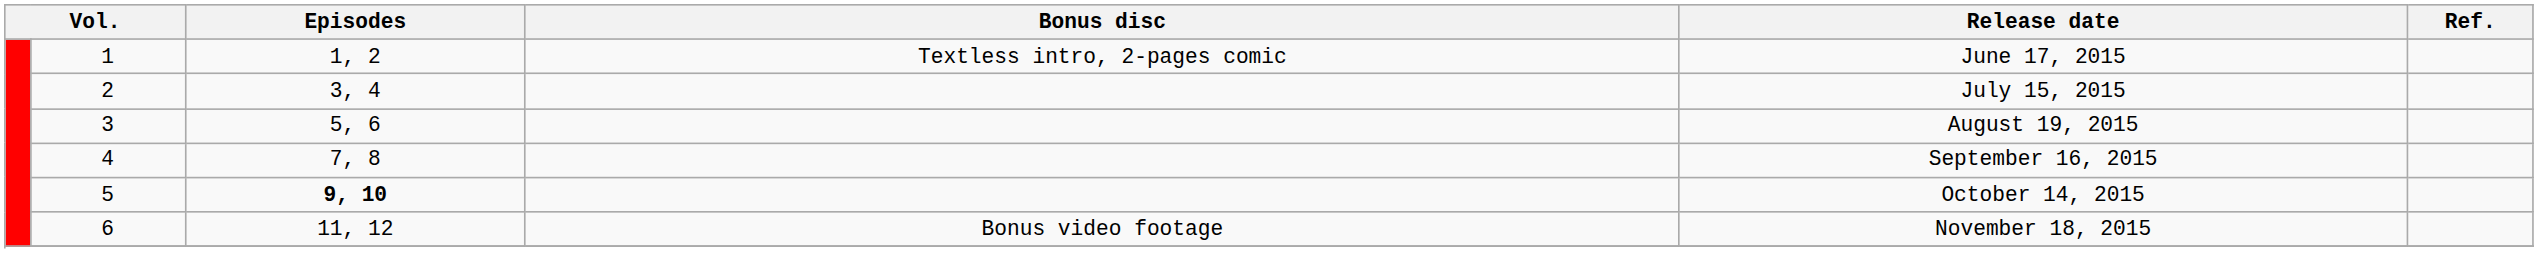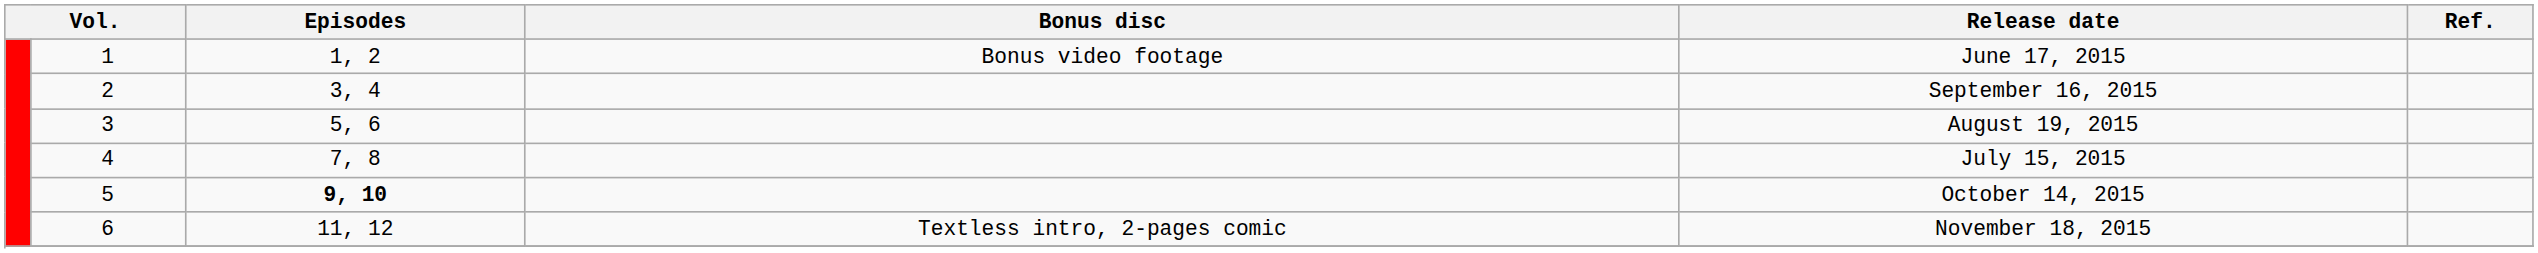(1102, 57) Textless intro, 2-pages comic -> (1102, 57) Bonus video footage
(2043, 91) July 15, 2015 -> (2043, 91) September 16, 2015
(2043, 160) September 16, 2015 -> (2043, 160) July 15, 2015
(1102, 229) Bonus video footage -> (1102, 229) Textless intro, 2-pages comic
